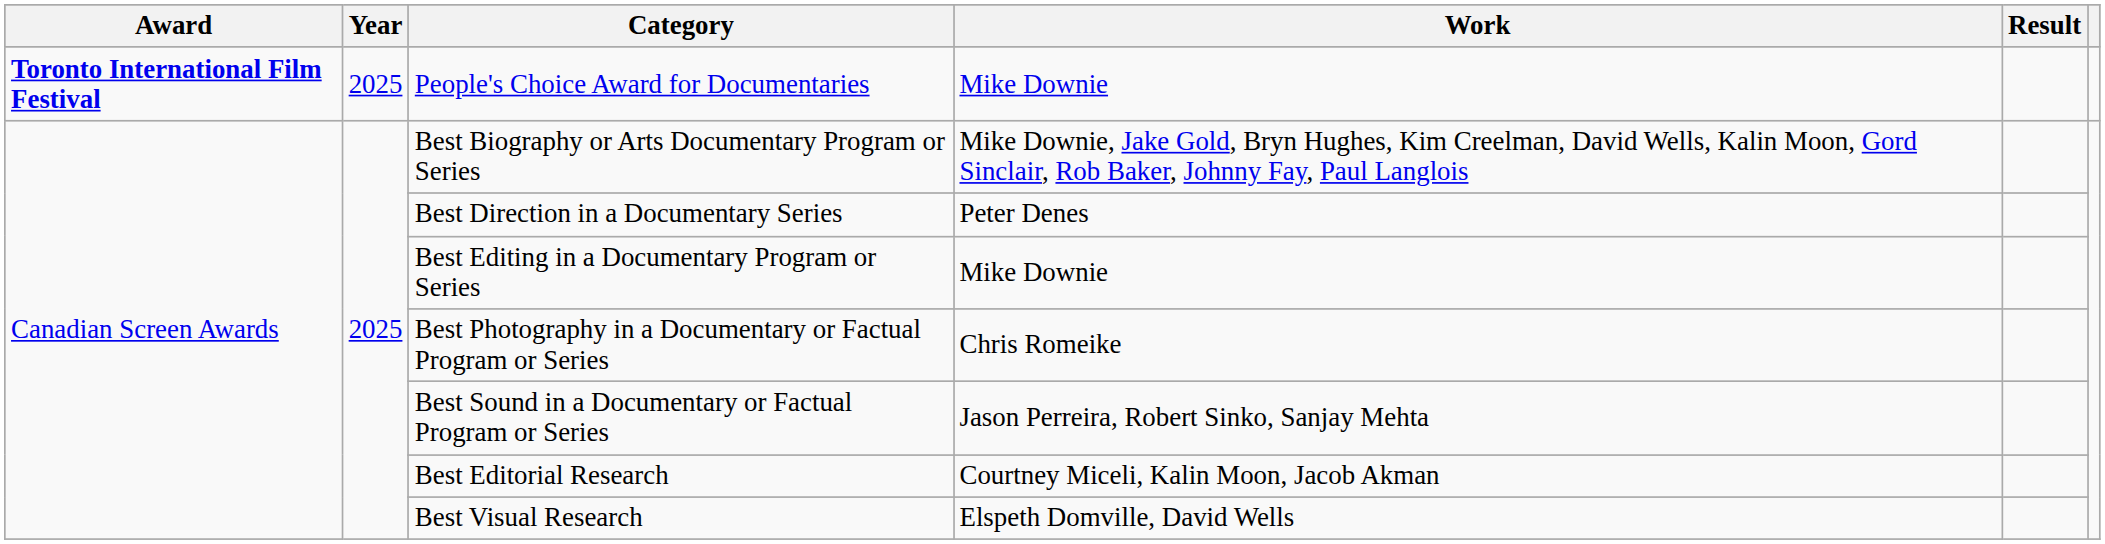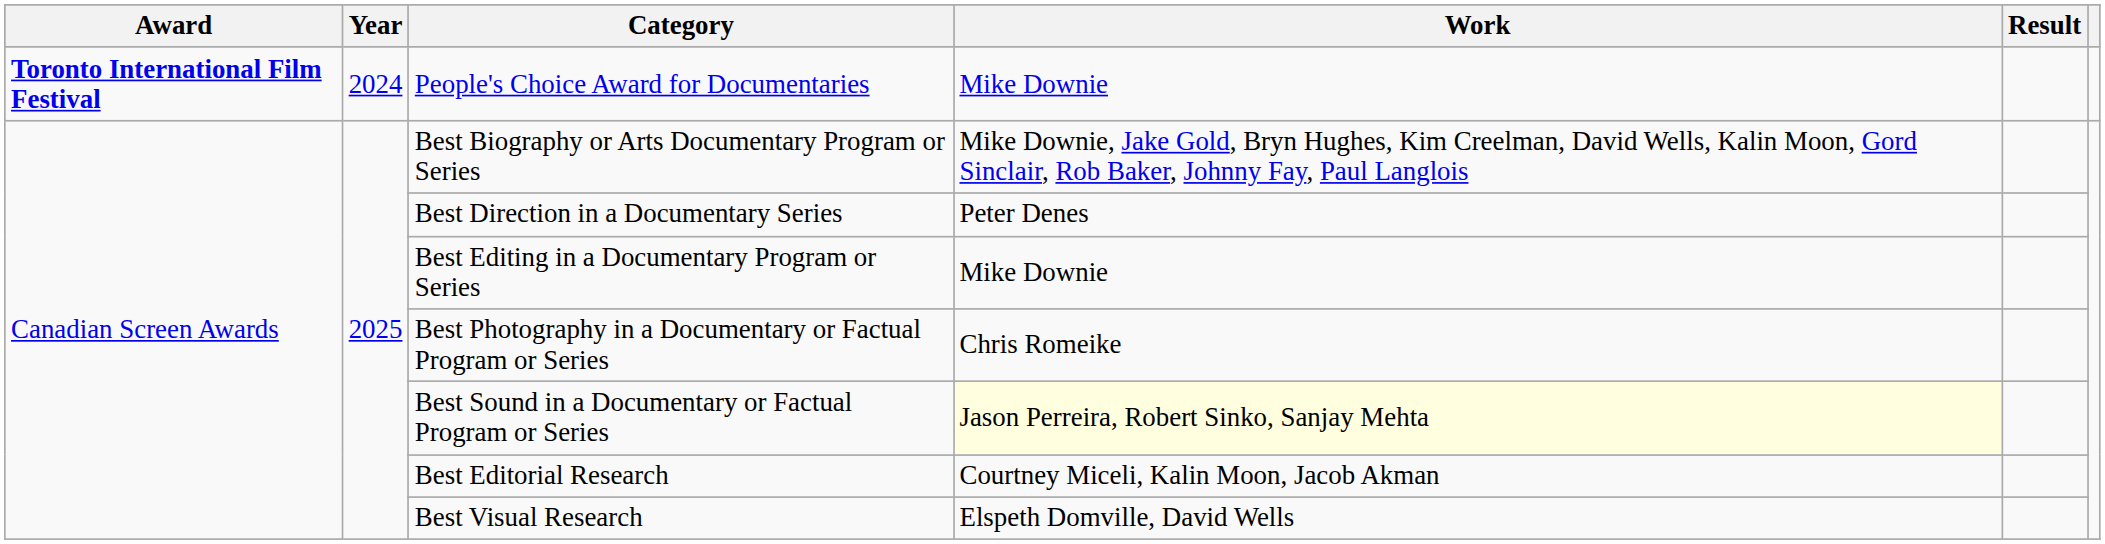(376, 83) 2025 -> (376, 83) 2024
(1194, 417) no background -> (1194, 417) lightyellow background
